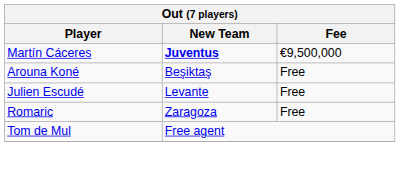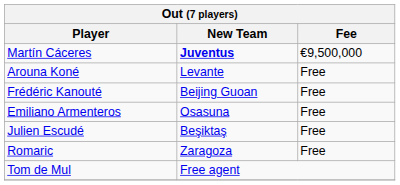(188, 72) Beşiktaş -> (202, 72) Levante
+ row: (54, 92)
+ row: (64, 111)
(187, 92) Levante -> (203, 131) Beşiktaş
